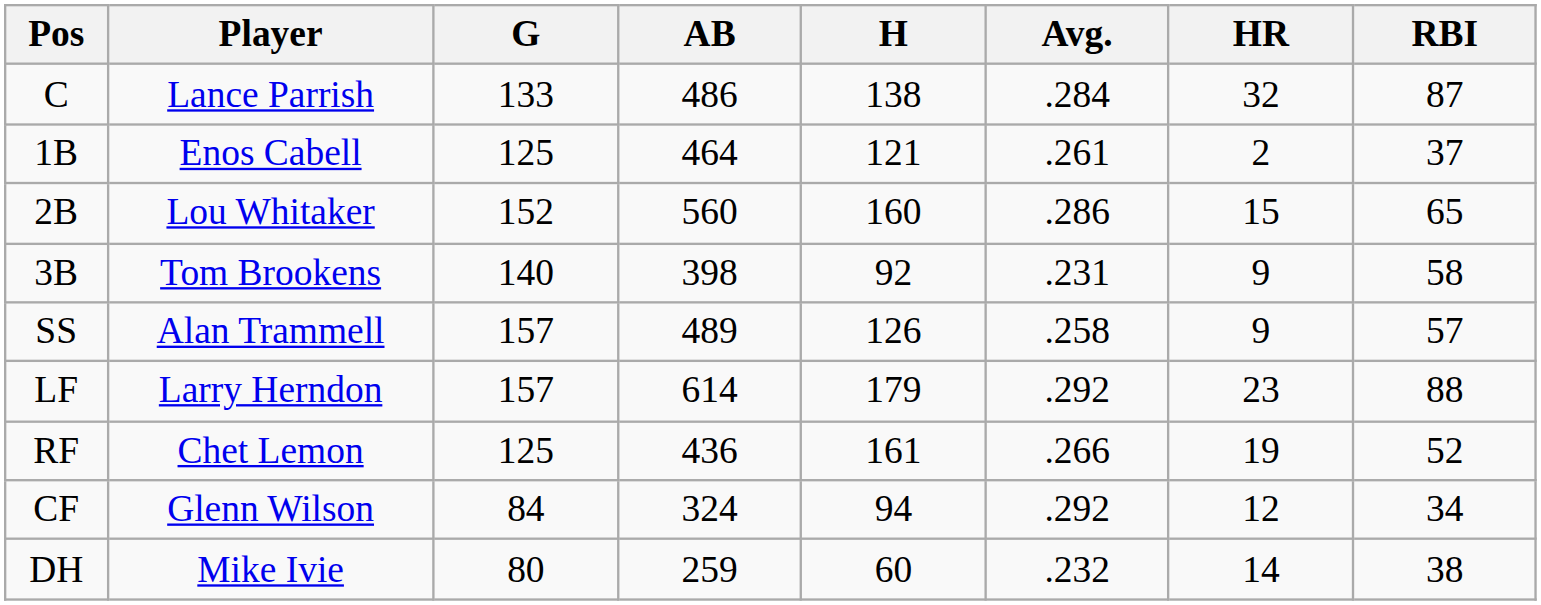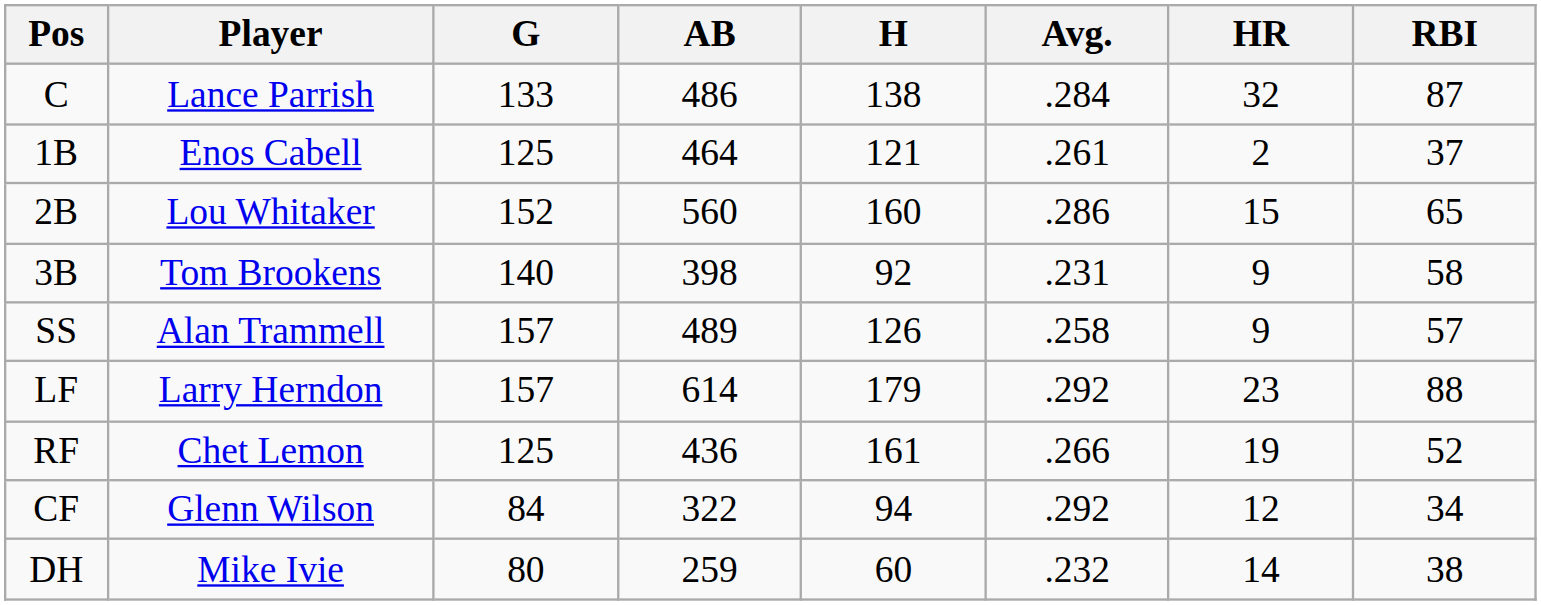(710, 509) 324 -> (710, 509) 322
